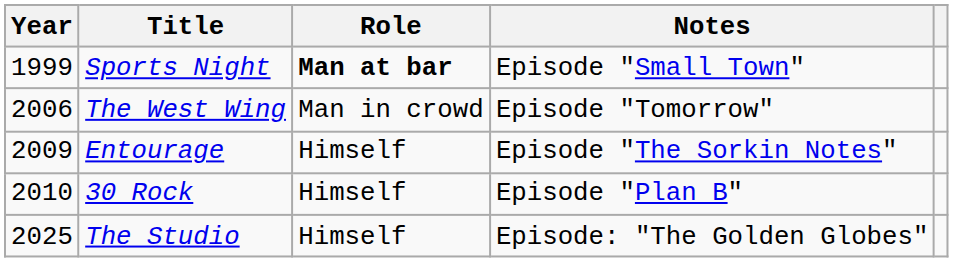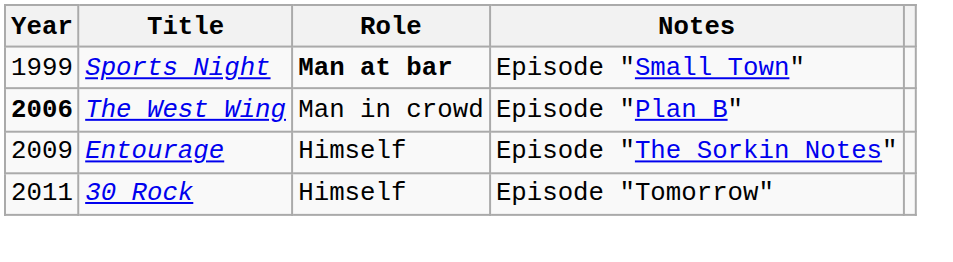(42, 110) normal -> (42, 110) bold
(635, 110) Episode "Tomorrow" -> (619, 110) Episode "Plan B"
(42, 194) 2010 -> (42, 194) 2011
(619, 194) Episode "Plan B" -> (635, 194) Episode "Tomorrow"
- row: (162, 236)
